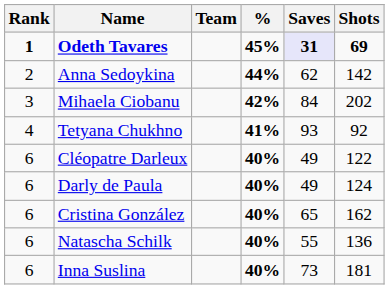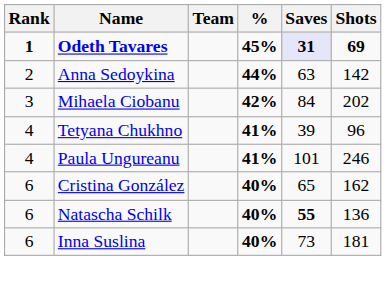(309, 74) 62 -> (306, 74) 63
(309, 130) 93 -> (306, 130) 39
(359, 130) 92 -> (356, 130) 96
+ row: (119, 158)
- row: (123, 158)
- row: (110, 185)
(309, 241) normal -> (306, 213) bold
